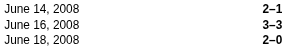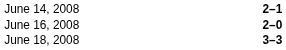(272, 25) 3–3 -> (272, 25) 2–0
(272, 40) 2–0 -> (272, 40) 3–3
